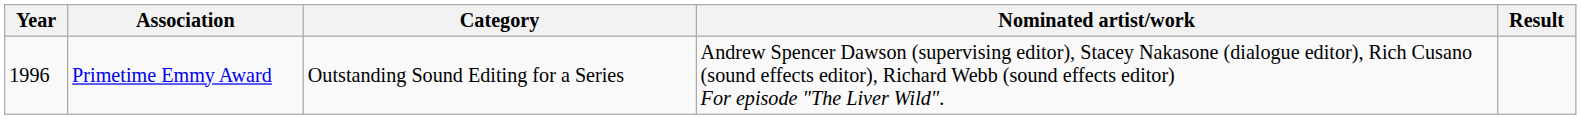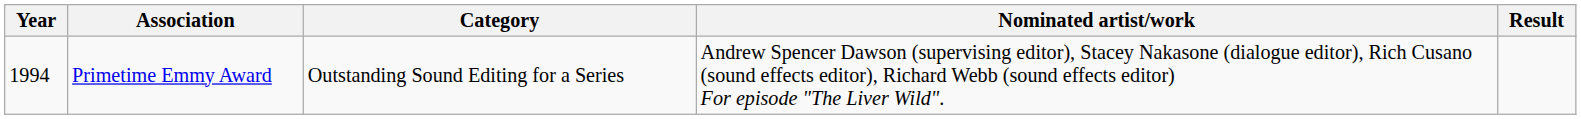(29, 75) 1996 -> (29, 75) 1994
